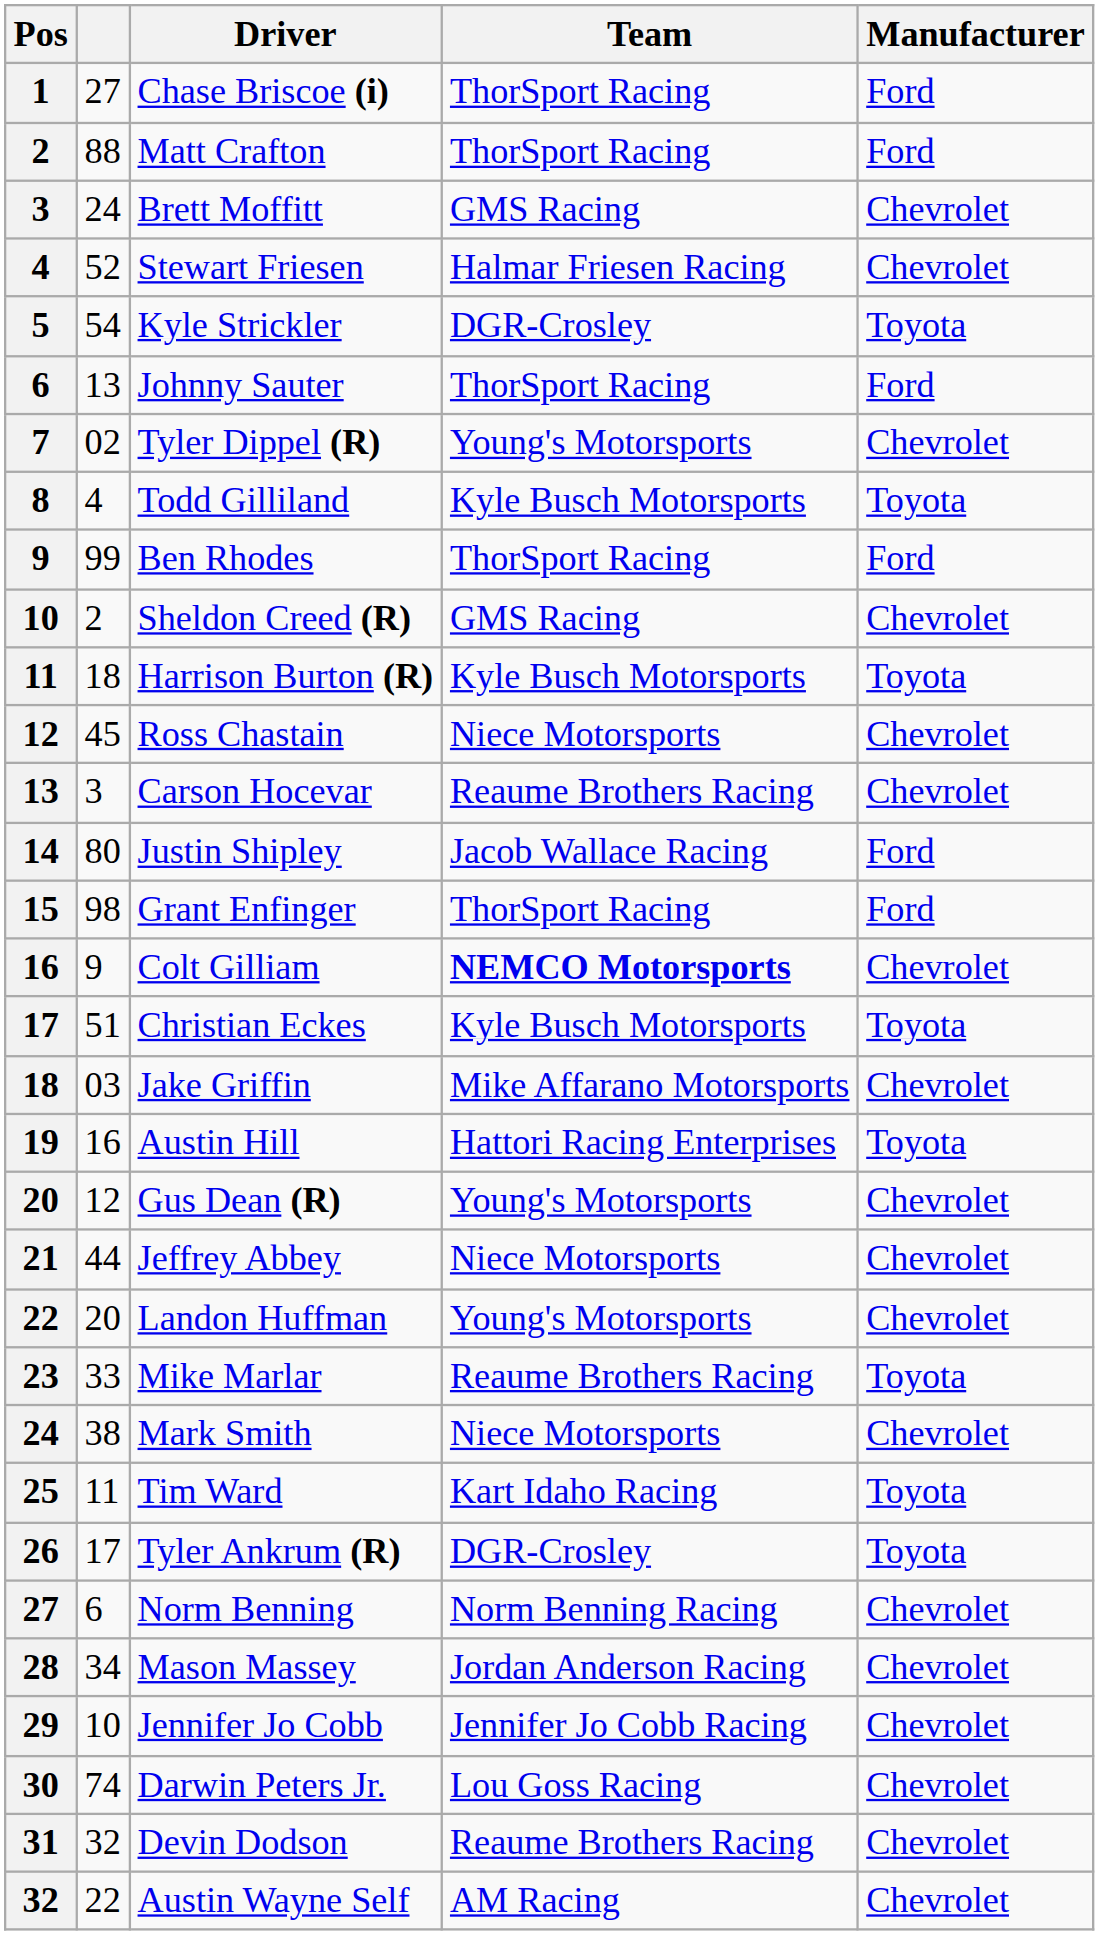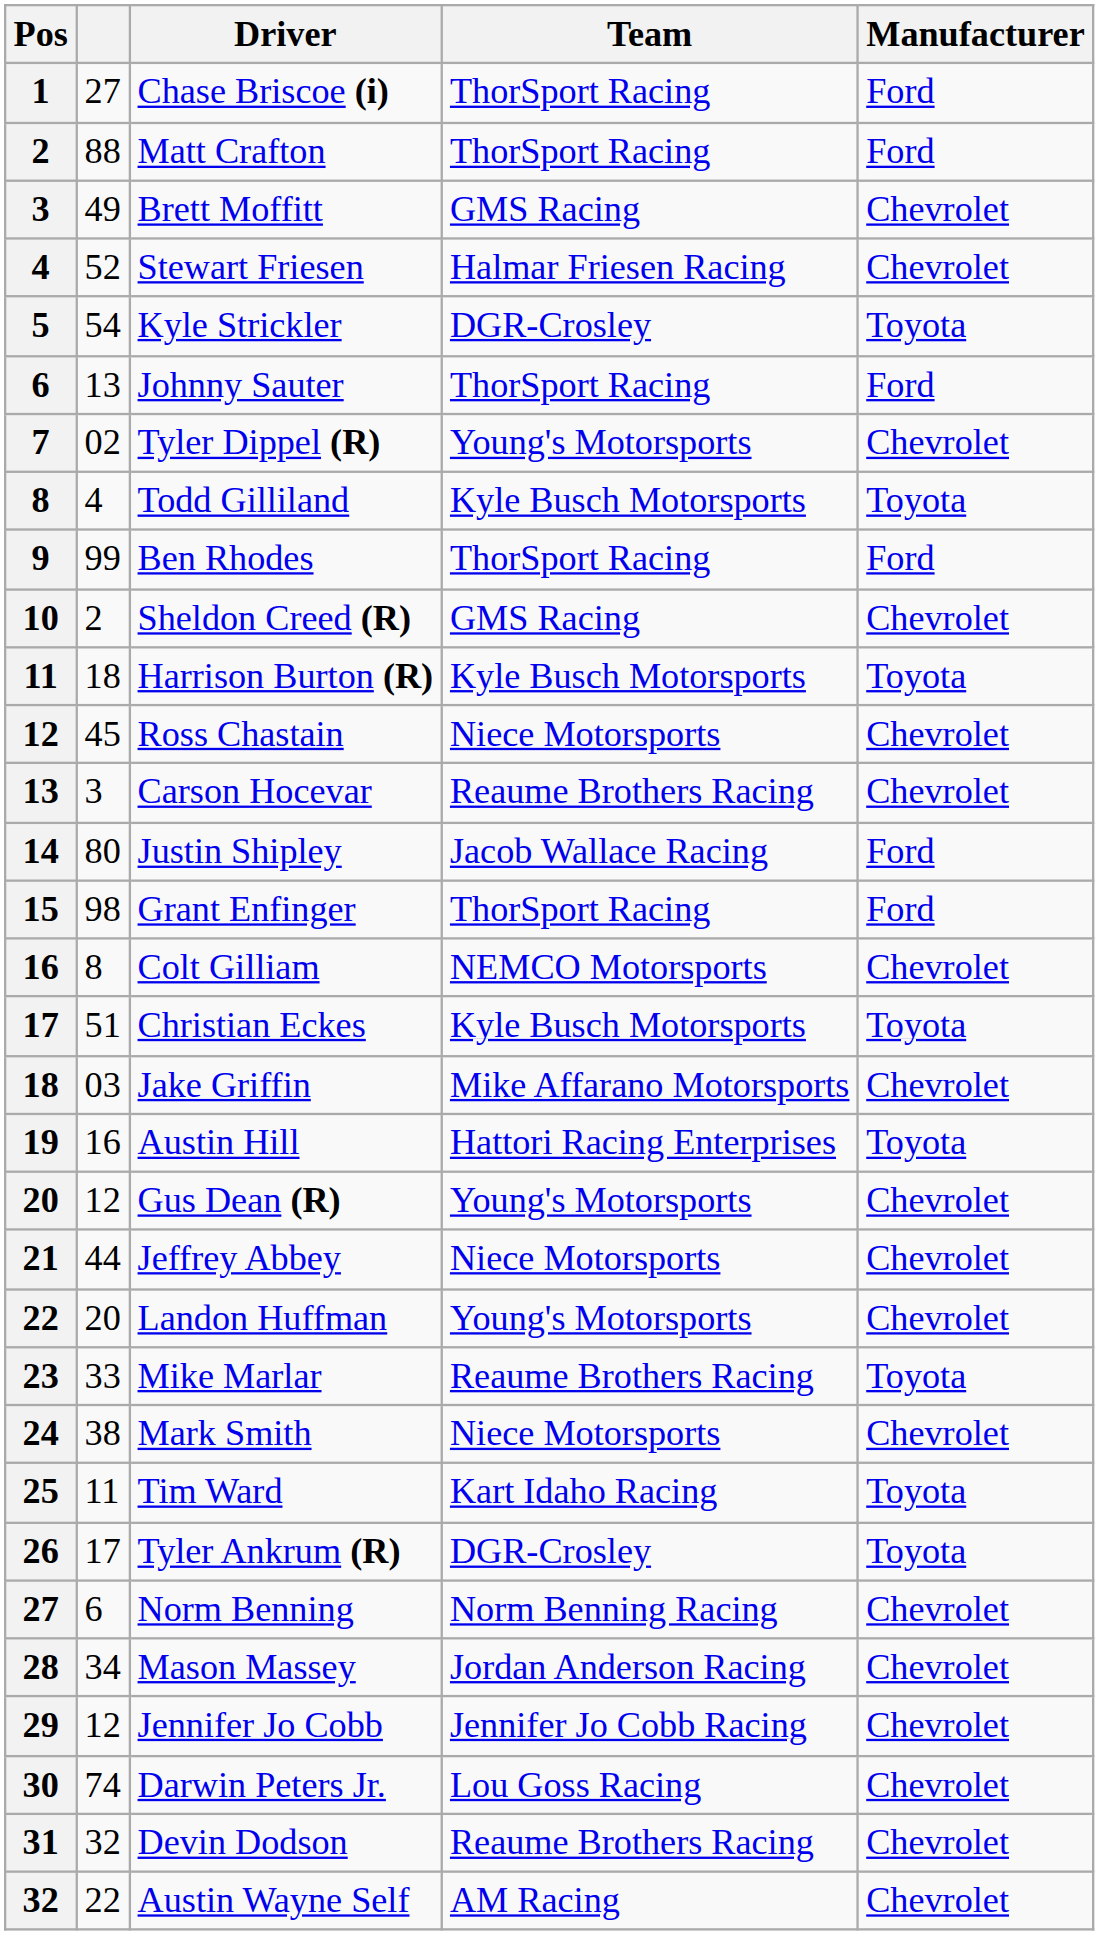(103, 208) 24 -> (103, 208) 49
(94, 966) 9 -> (94, 966) 8
(620, 966) bold -> (608, 966) normal
(103, 1724) 10 -> (103, 1724) 12
